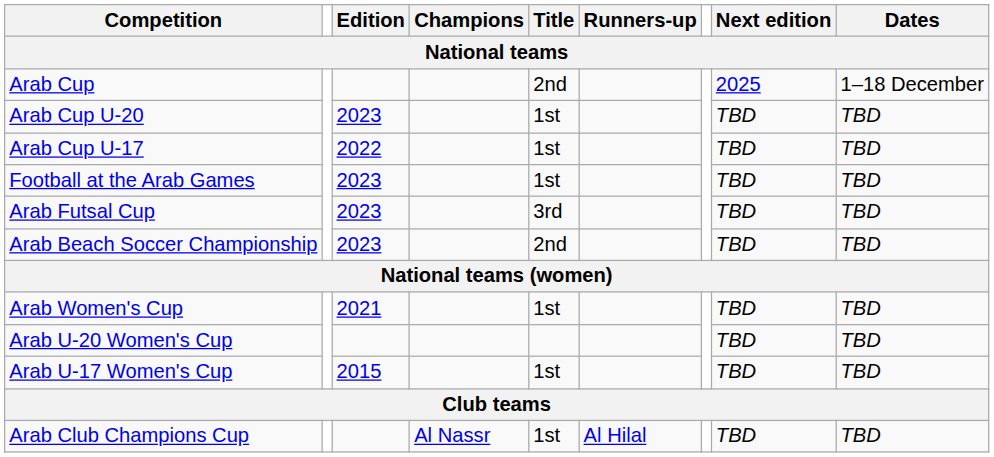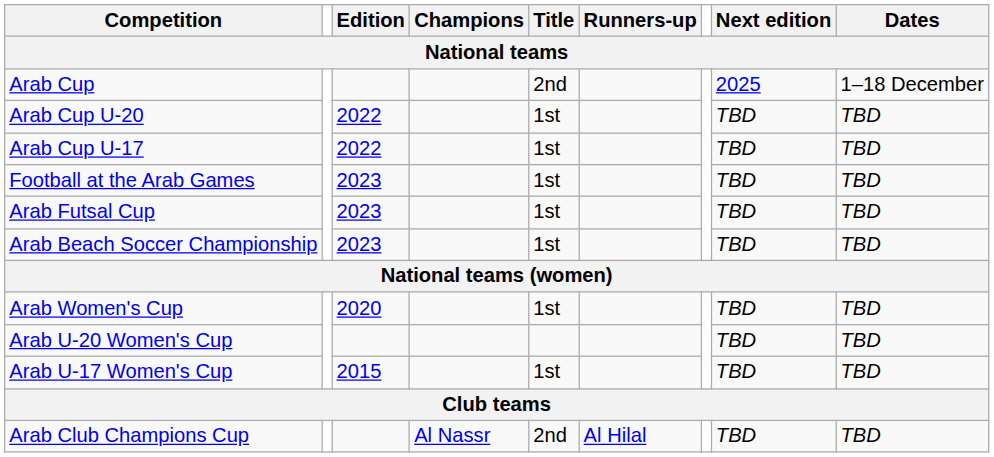(359, 116) 2023 -> (359, 116) 2022
(548, 212) 3rd -> (547, 212) 1st
(550, 244) 2nd -> (547, 244) 1st
(359, 308) 2021 -> (359, 308) 2020
(547, 436) 1st -> (550, 436) 2nd
